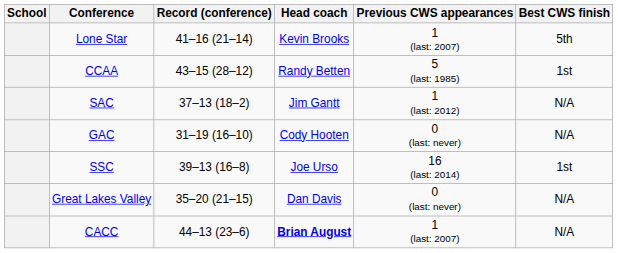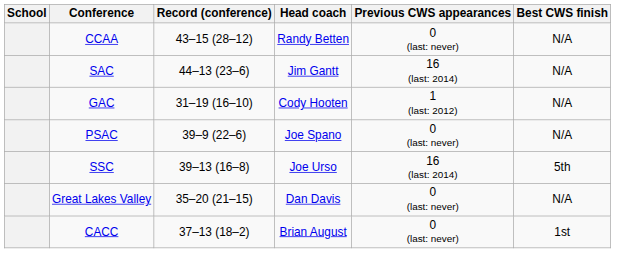- row: (102, 39)
(435, 71) 5 (last: 1985) -> (433, 39) 0 (last: never)
(564, 71) 1st -> (562, 39) N/A
(214, 103) 37–13 (18–2) -> (214, 71) 44–13 (23–6)
(435, 103) 1 (last: 2012) -> (433, 71) 16 (last: 2014)
(435, 135) 0 (last: never) -> (433, 103) 1 (last: 2012)
+ row: (102, 135)
(564, 167) 1st -> (562, 167) 5th
(214, 231) 44–13 (23–6) -> (214, 231) 37–13 (18–2)
(314, 231) bold -> (313, 231) normal
(435, 231) 1 (last: 2007) -> (433, 231) 0 (last: never)
(564, 231) N/A -> (562, 231) 1st
